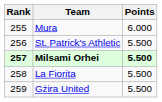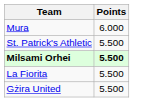- column: (18, 12)
